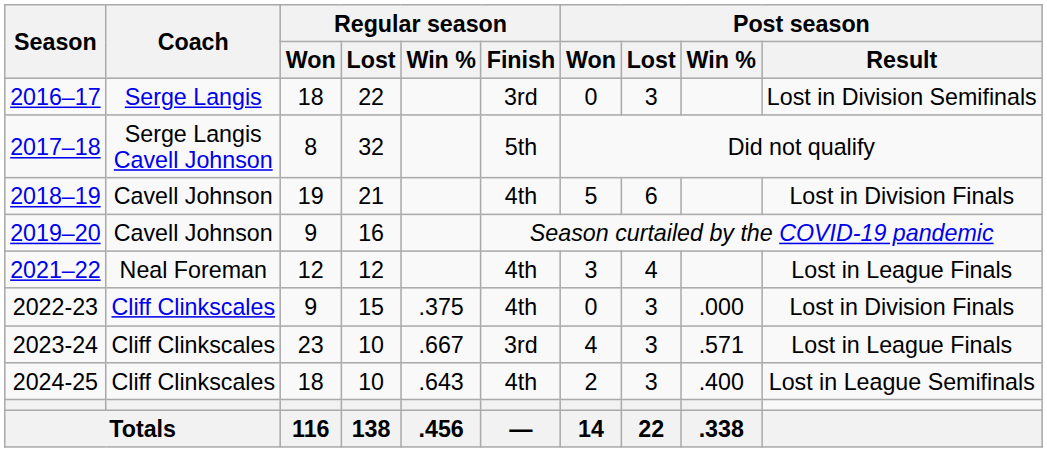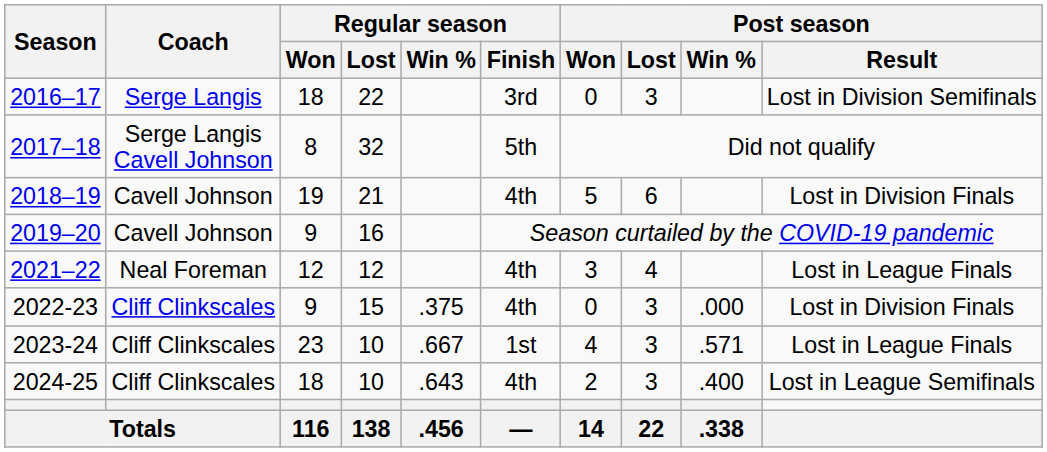(521, 344) 3rd -> (521, 344) 1st
